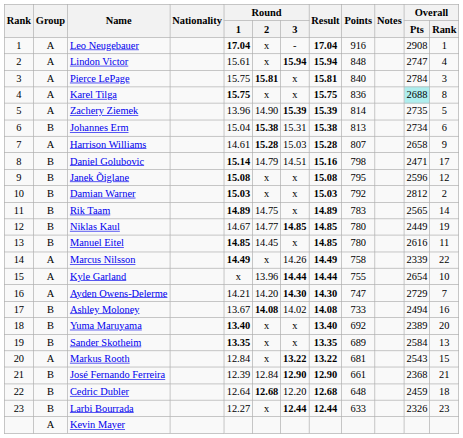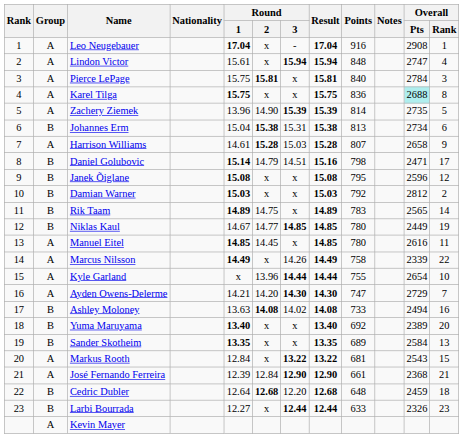(50, 243) B -> (50, 243) A
(238, 309) 13.67 -> (238, 309) 13.63
(50, 375) B -> (50, 375) A
